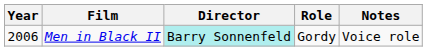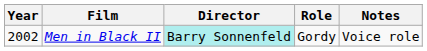(23, 36) 2006 -> (23, 36) 2002
